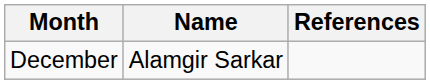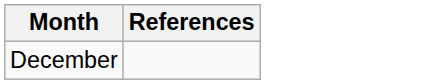- column: (206, 23)
